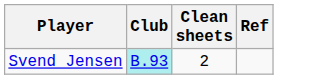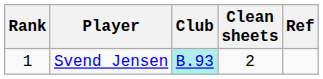+ column: (27, 27)
